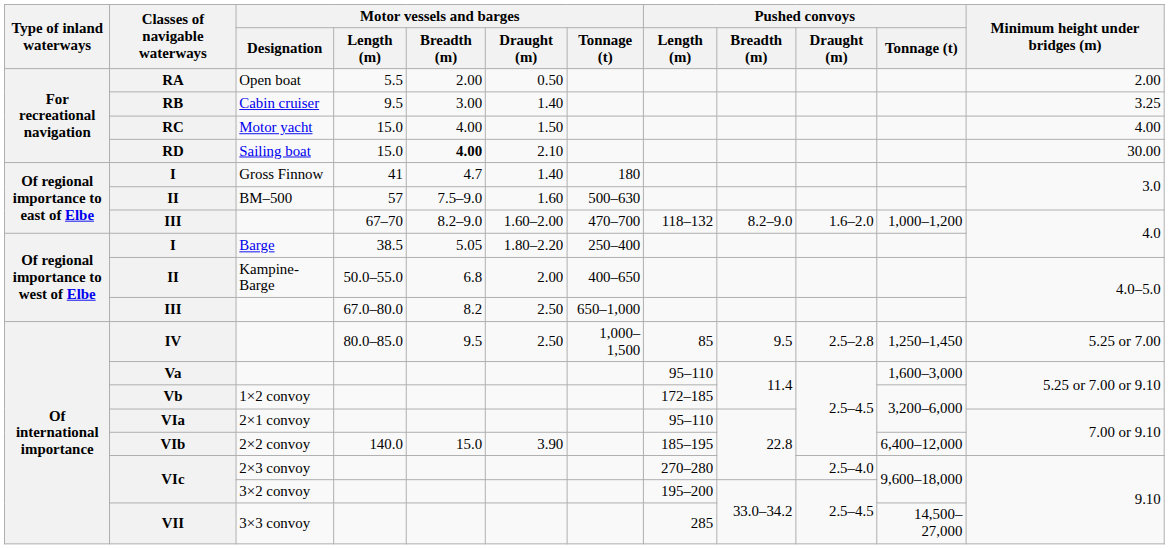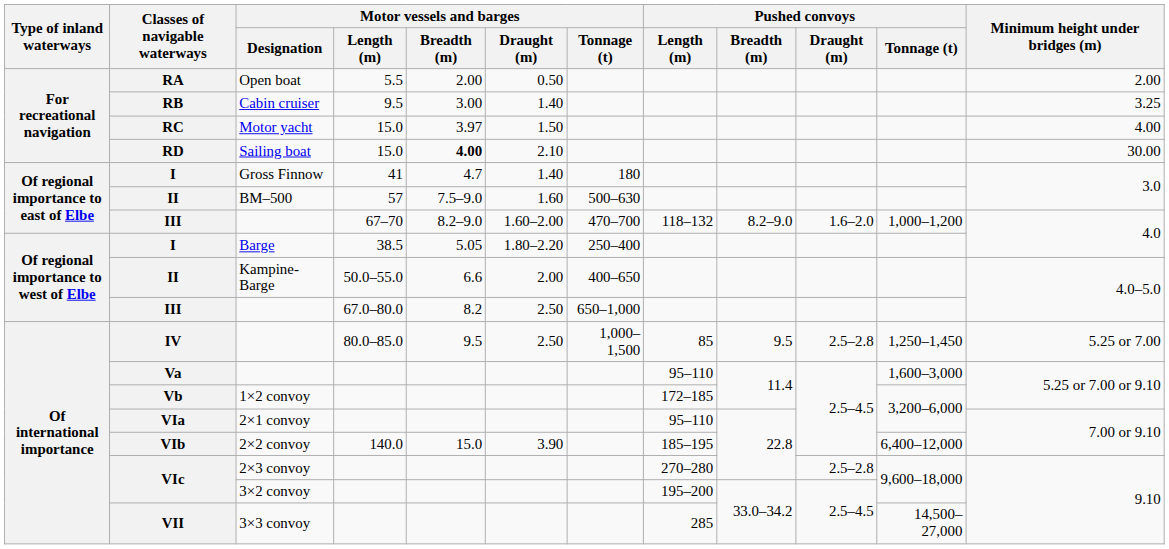(469, 127) 4.00 -> (469, 127) 3.97
(473, 277) 6.8 -> (473, 277) 6.6
(851, 467) 2.5–4.0 -> (851, 467) 2.5–2.8
